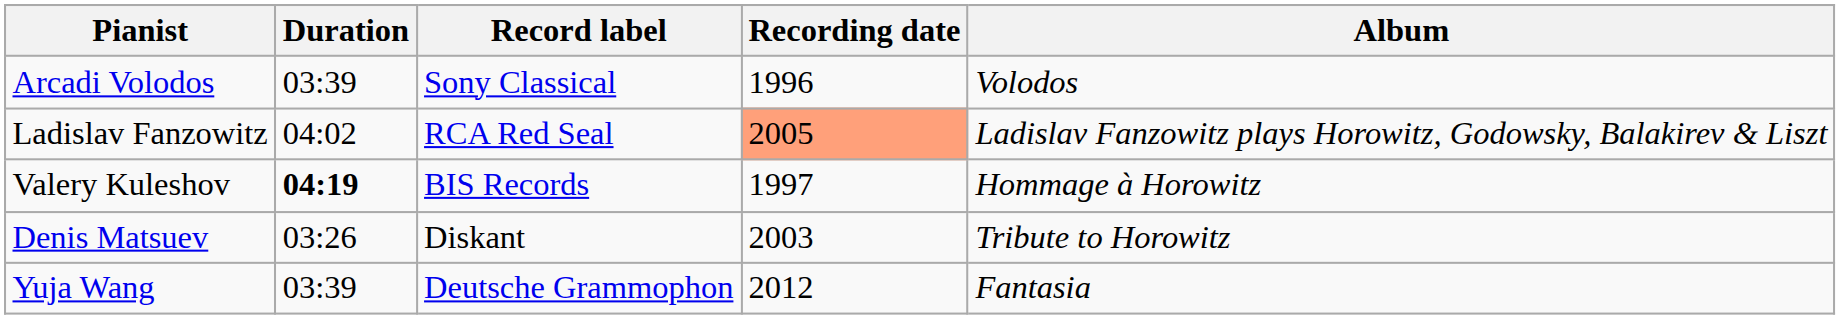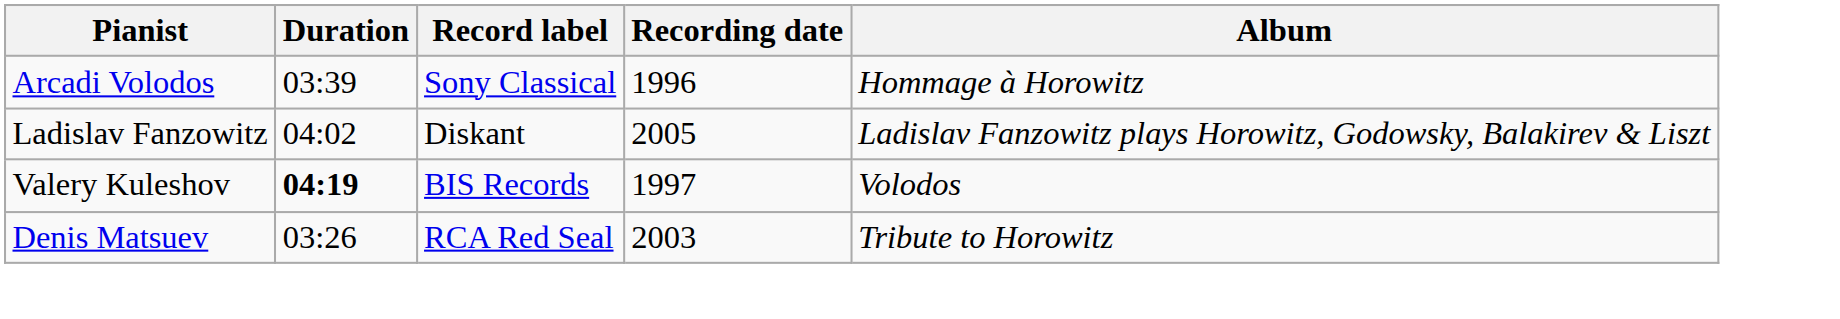(1027, 81) Volodos -> (1001, 81) Hommage à Horowitz
(519, 133) RCA Red Seal -> (475, 133) Diskant
(781, 133) lightsalmon background -> (664, 133) no background
(1118, 184) Hommage à Horowitz -> (910, 184) Volodos
(475, 236) Diskant -> (519, 236) RCA Red Seal
- row: (84, 287)
